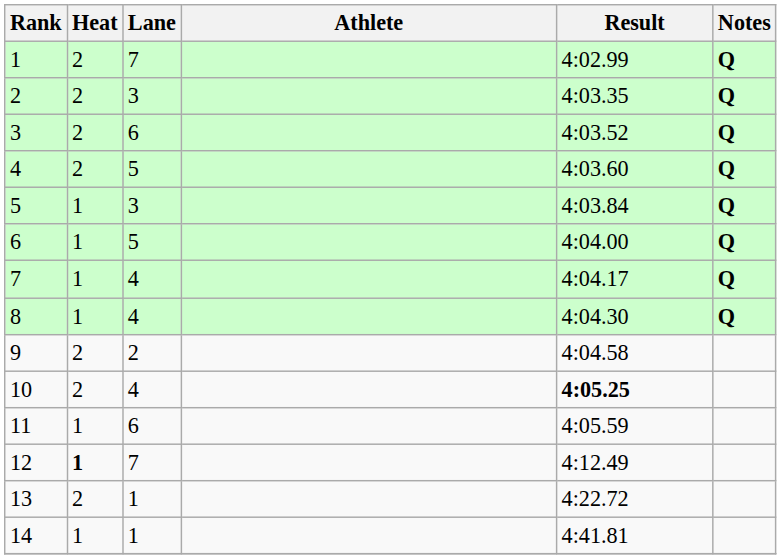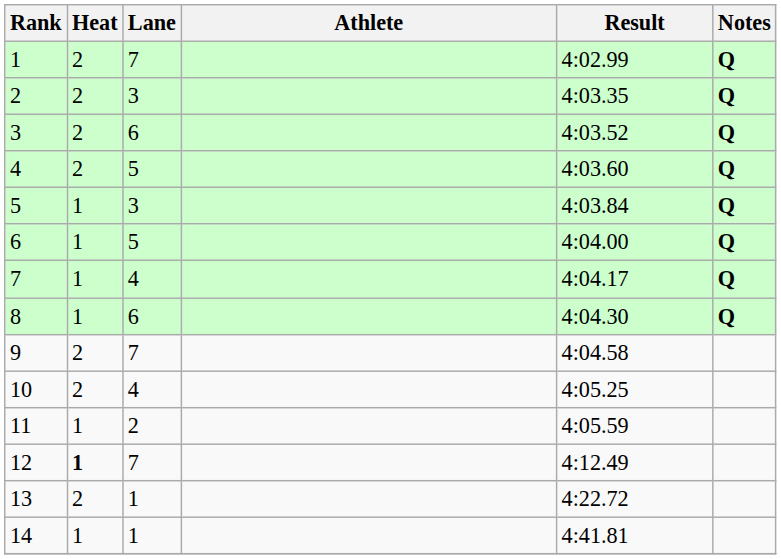(133, 315) 4 -> (133, 315) 6
(133, 352) 2 -> (133, 352) 7
(596, 388) bold -> (595, 388) normal
(133, 425) 6 -> (133, 425) 2
